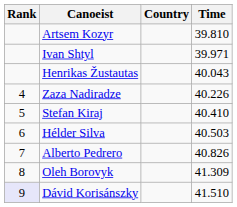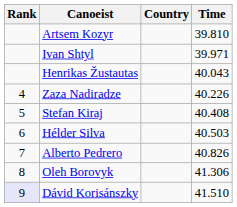(212, 113) 40.410 -> (212, 113) 40.408
(212, 172) 41.309 -> (212, 172) 41.306
